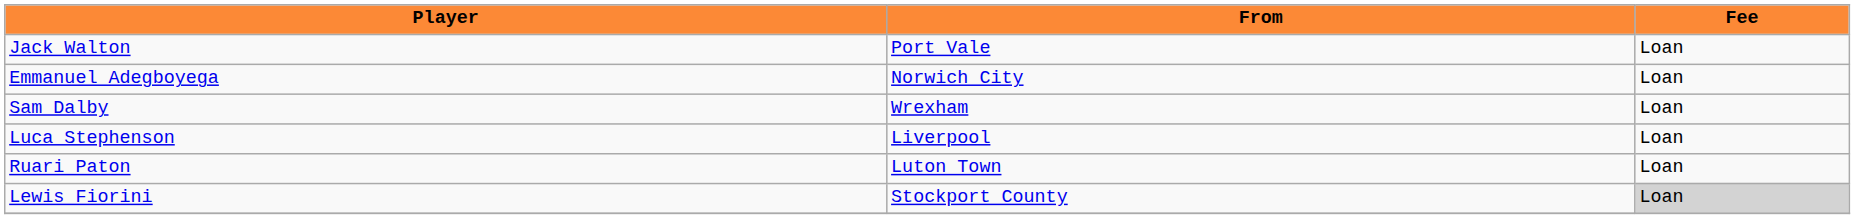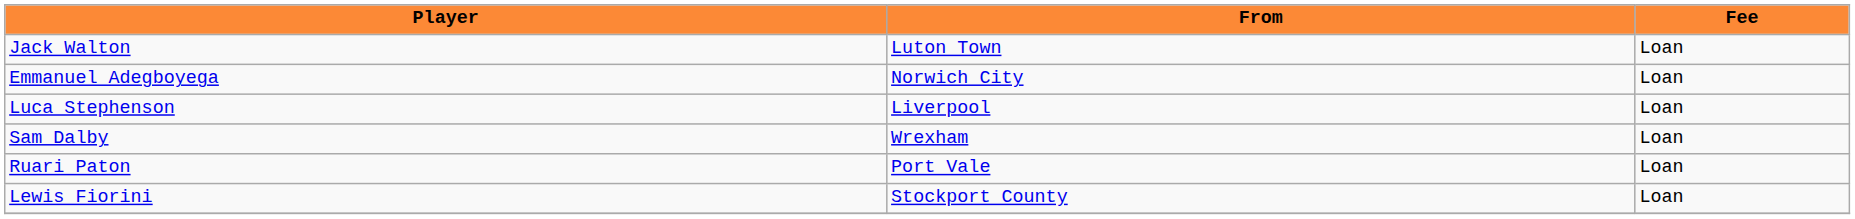(941, 50) Port Vale -> (946, 50) Luton Town
rows swapped: (92, 139) <-> (59, 109)
(946, 168) Luton Town -> (941, 168) Port Vale
(1661, 198) lightgrey background -> (1661, 198) no background
